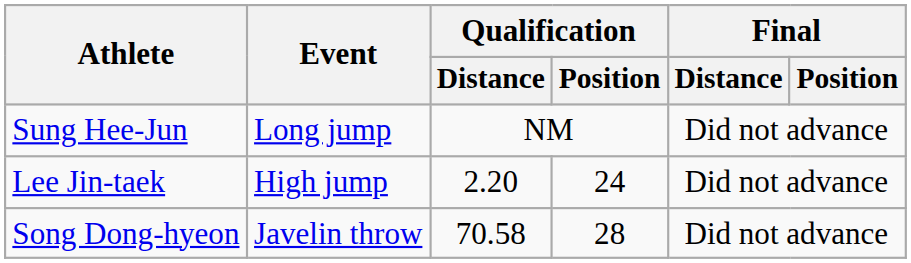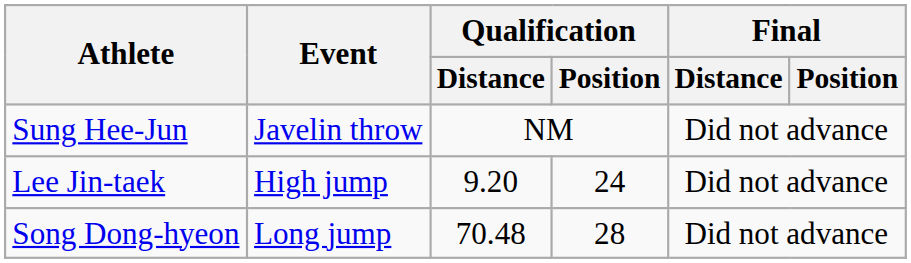(323, 130) Long jump -> (338, 130) Javelin throw
(491, 181) 2.20 -> (491, 181) 9.20
(338, 232) Javelin throw -> (323, 232) Long jump
(491, 232) 70.58 -> (491, 232) 70.48
